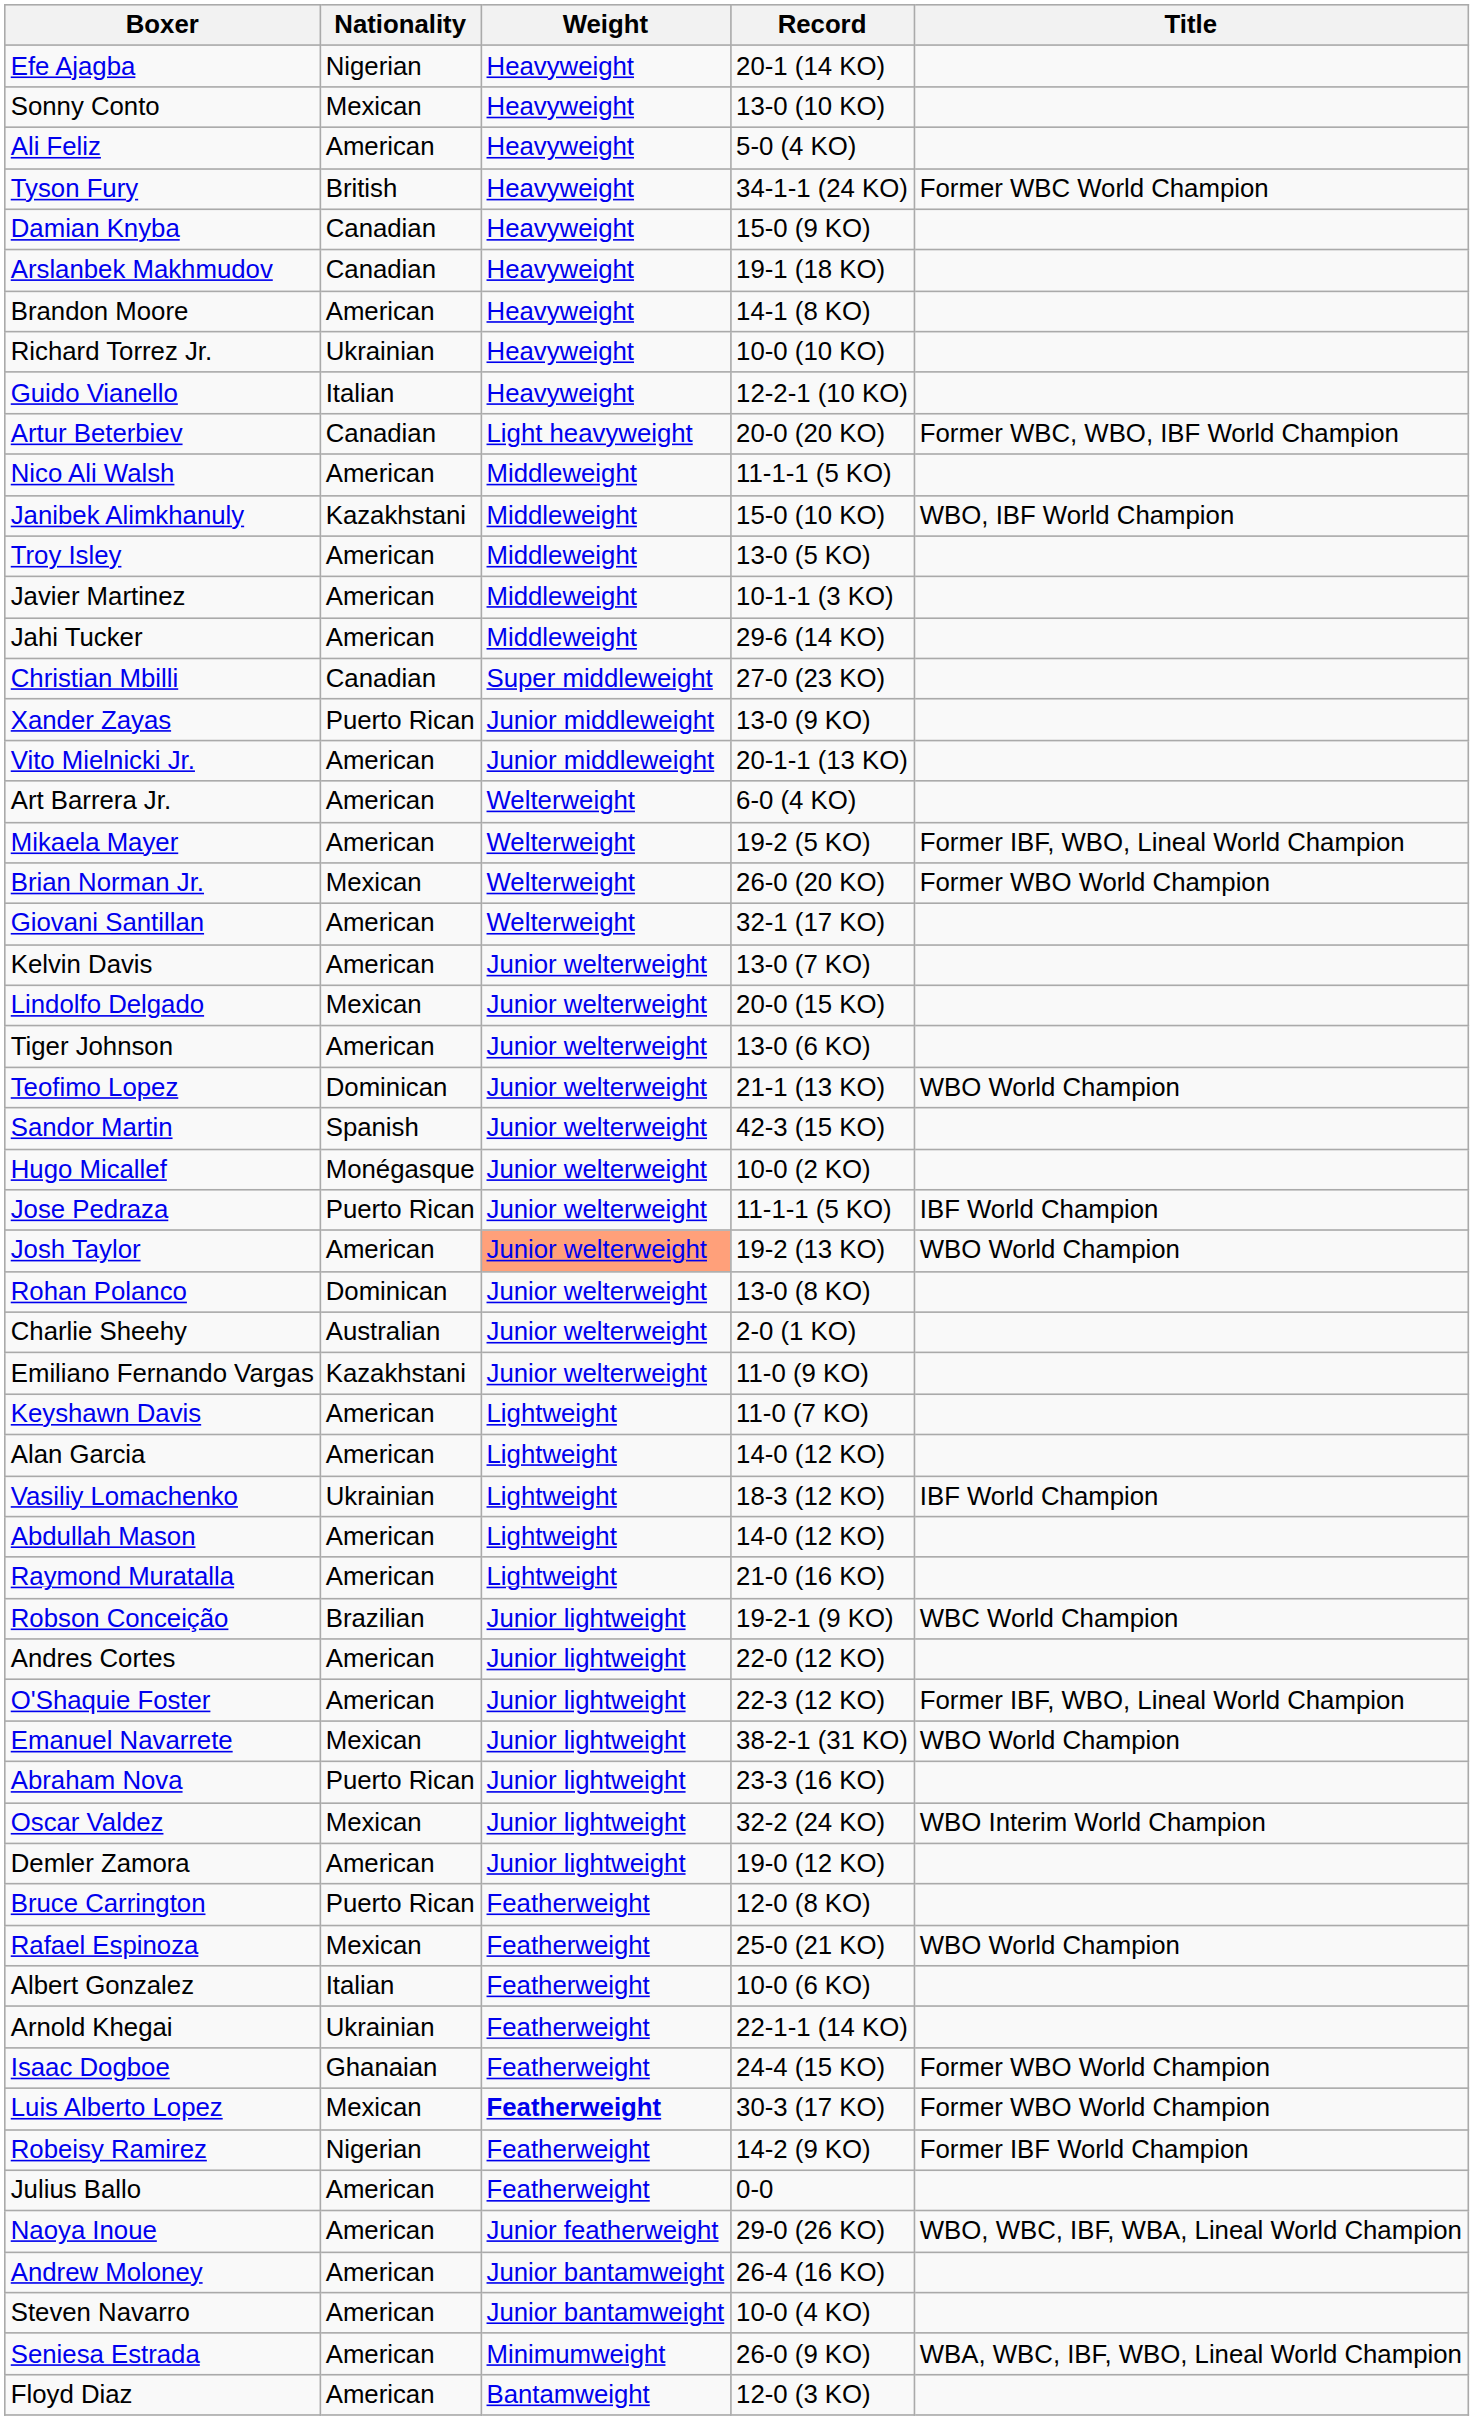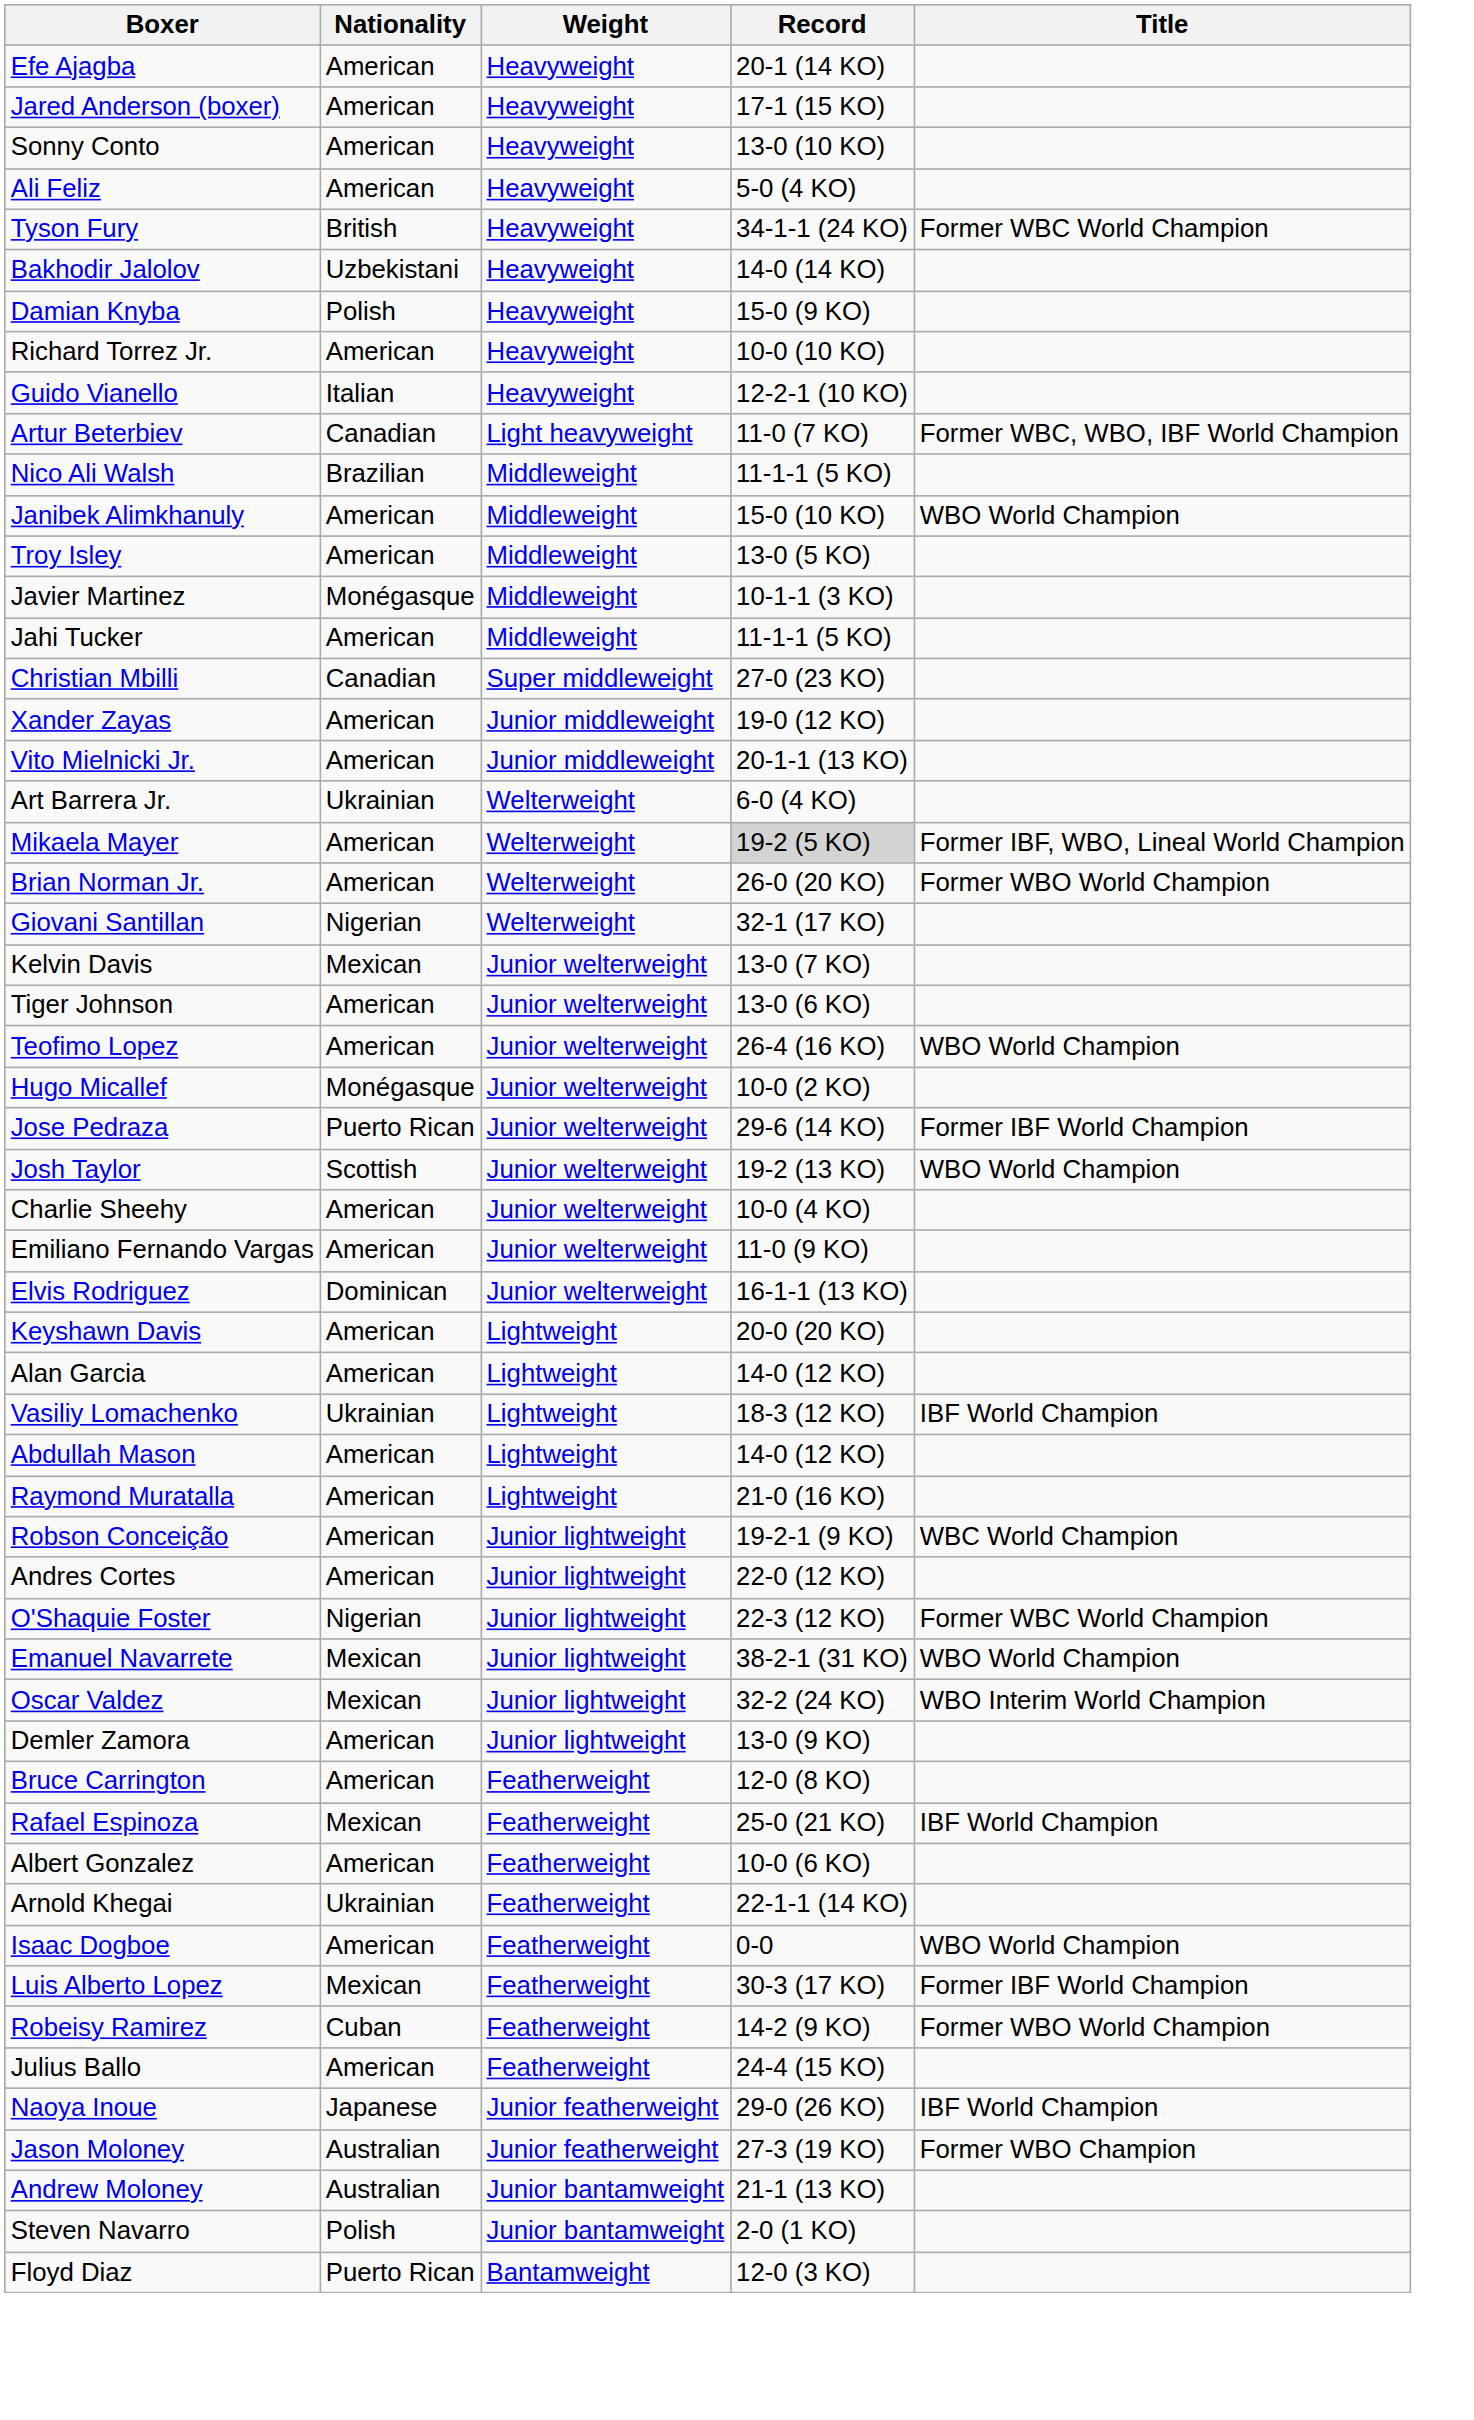(374, 65) Nigerian -> (380, 65) American
+ row: (145, 106)
(374, 106) Mexican -> (380, 147) American
+ row: (105, 270)
(381, 229) Canadian -> (361, 310) Polish
- row: (142, 270)
- row: (100, 310)
(380, 351) Ukrainian -> (380, 351) American
(811, 433) 20-0 (20 KO) -> (802, 433) 11-0 (7 KO)
(380, 474) American -> (375, 474) Brazilian
(396, 515) Kazakhstani -> (380, 515) American
(1077, 515) WBO, IBF World Champion -> (1050, 515) WBO World Champion
(380, 596) American -> (400, 596) Monégasque
(811, 637) 29-6 (14 KO) -> (814, 637) 11-1-1 (5 KO)
(400, 719) Puerto Rican -> (380, 719) American
(803, 719) 13-0 (9 KO) -> (811, 719) 19-0 (12 KO)
(380, 801) American -> (380, 801) Ukrainian
(803, 842) no background -> (803, 842) lightgrey background
(374, 882) Mexican -> (380, 882) American
(380, 923) American -> (374, 923) Nigerian
(380, 964) American -> (374, 964) Mexican
- row: (107, 1005)
(387, 1087) Dominican -> (380, 1046) American
(811, 1087) 21-1 (13 KO) -> (811, 1046) 26-4 (16 KO)
- row: (92, 1127)
(814, 1209) 11-1-1 (5 KO) -> (811, 1127) 29-6 (14 KO)
(1039, 1209) IBF World Champion -> (1084, 1127) Former IBF World Champion
(380, 1250) American -> (372, 1168) Scottish
(597, 1250) lightsalmon background -> (597, 1168) no background
- row: (99, 1291)
(383, 1332) Australian -> (380, 1209) American
(796, 1332) 2-0 (1 KO) -> (803, 1209) 10-0 (4 KO)
(396, 1373) Kazakhstani -> (380, 1250) American
+ row: (100, 1291)
(802, 1413) 11-0 (7 KO) -> (811, 1332) 20-0 (20 KO)
(375, 1618) Brazilian -> (380, 1536) American
(380, 1699) American -> (374, 1618) Nigerian
(1162, 1699) Former IBF, WBO, Lineal World Champion -> (1094, 1618) Former WBC World Champion
- row: (97, 1781)
(811, 1863) 19-0 (12 KO) -> (803, 1740) 13-0 (9 KO)
(400, 1904) Puerto Rican -> (380, 1781) American
(1050, 1945) WBO World Champion -> (1039, 1822) IBF World Champion
(360, 1985) Italian -> (380, 1863) American
(382, 2067) Ghanaian -> (380, 1945) American
(811, 2067) 24-4 (15 KO) -> (755, 1945) 0-0
(1095, 2067) Former WBO World Champion -> (1050, 1945) WBO World Champion
(574, 2108) bold -> (568, 1985) normal
(1095, 2108) Former WBO World Champion -> (1084, 1985) Former IBF World Champion
(374, 2149) Nigerian -> (364, 2026) Cuban
(1084, 2149) Former IBF World Champion -> (1095, 2026) Former WBO World Champion
(755, 2190) 0-0 -> (811, 2067) 24-4 (15 KO)
(380, 2231) American -> (382, 2108) Japanese
(1191, 2231) WBO, WBC, IBF, WBA, Lineal World Champion -> (1039, 2108) IBF World Champion
+ row: (97, 2149)
(380, 2271) American -> (383, 2190) Australian
(811, 2271) 26-4 (16 KO) -> (811, 2190) 21-1 (13 KO)
(380, 2312) American -> (361, 2231) Polish
(803, 2312) 10-0 (4 KO) -> (796, 2231) 2-0 (1 KO)
- row: (105, 2353)
(380, 2394) American -> (400, 2271) Puerto Rican
